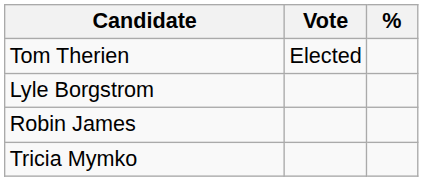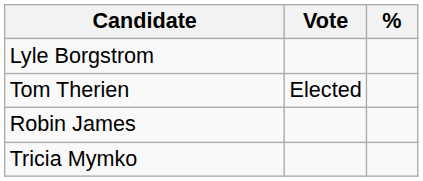rows swapped: (69, 55) <-> (82, 90)
